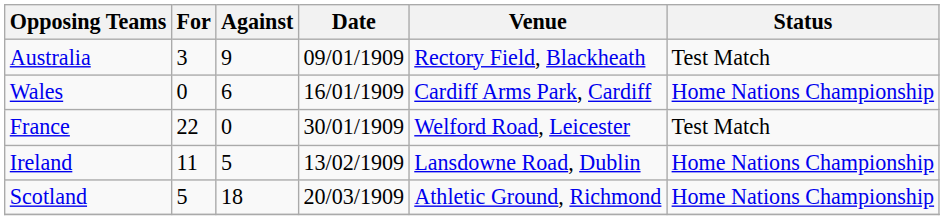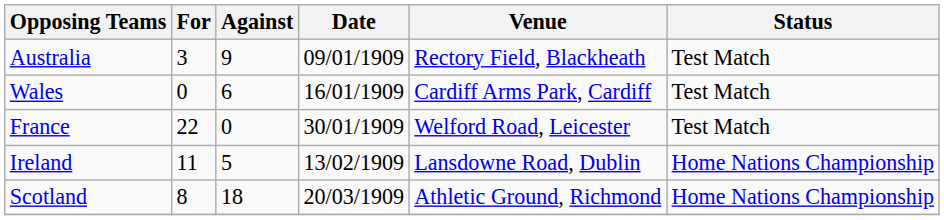(803, 92) Home Nations Championship -> (721, 92) Test Match
(182, 197) 5 -> (182, 197) 8
